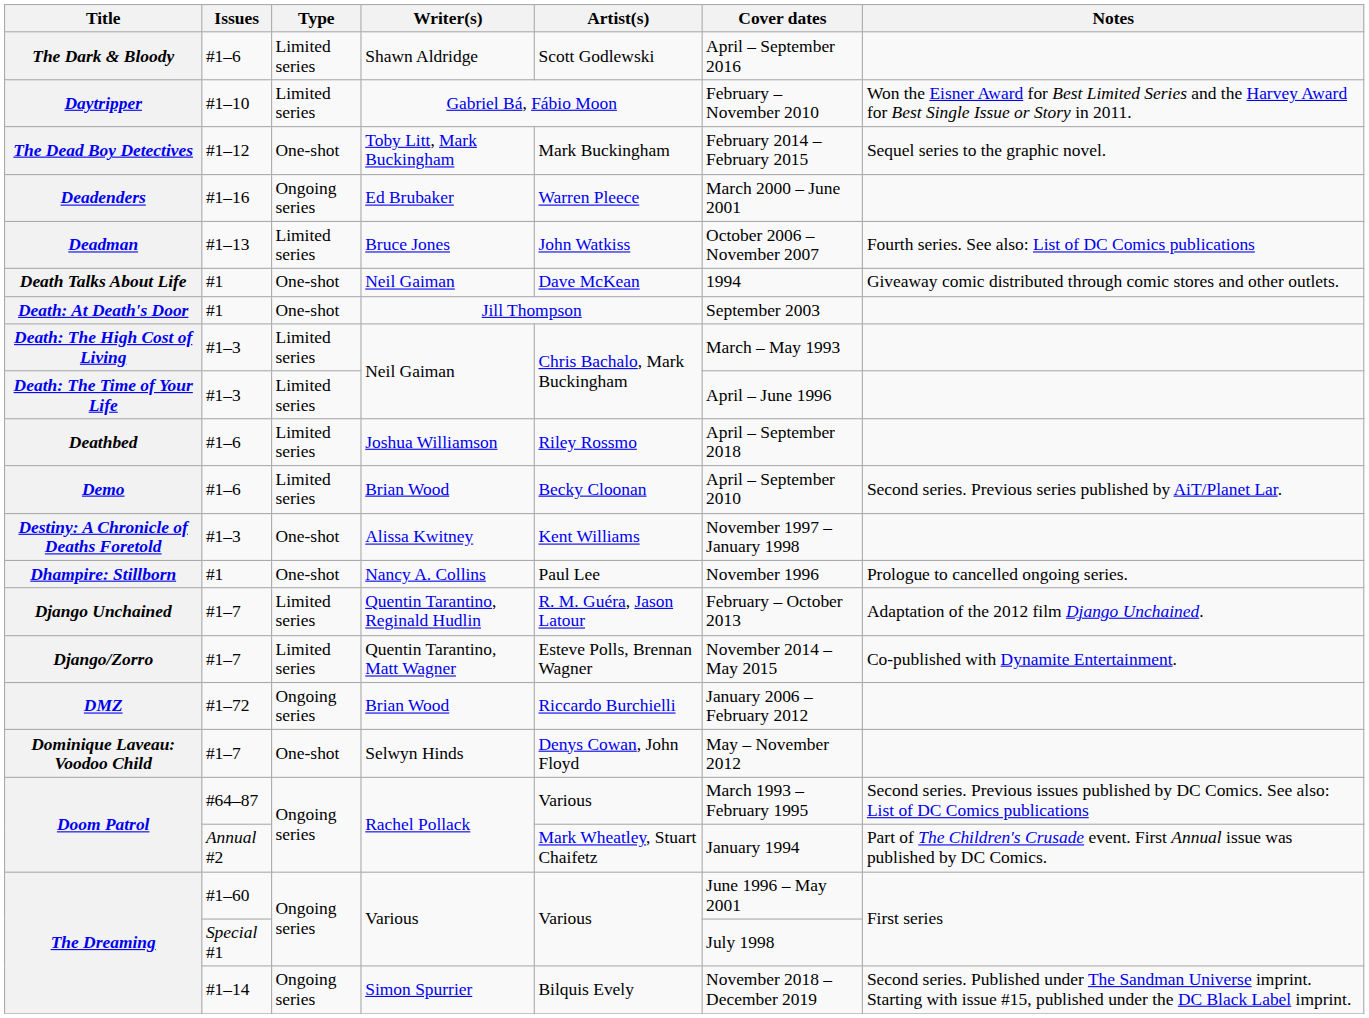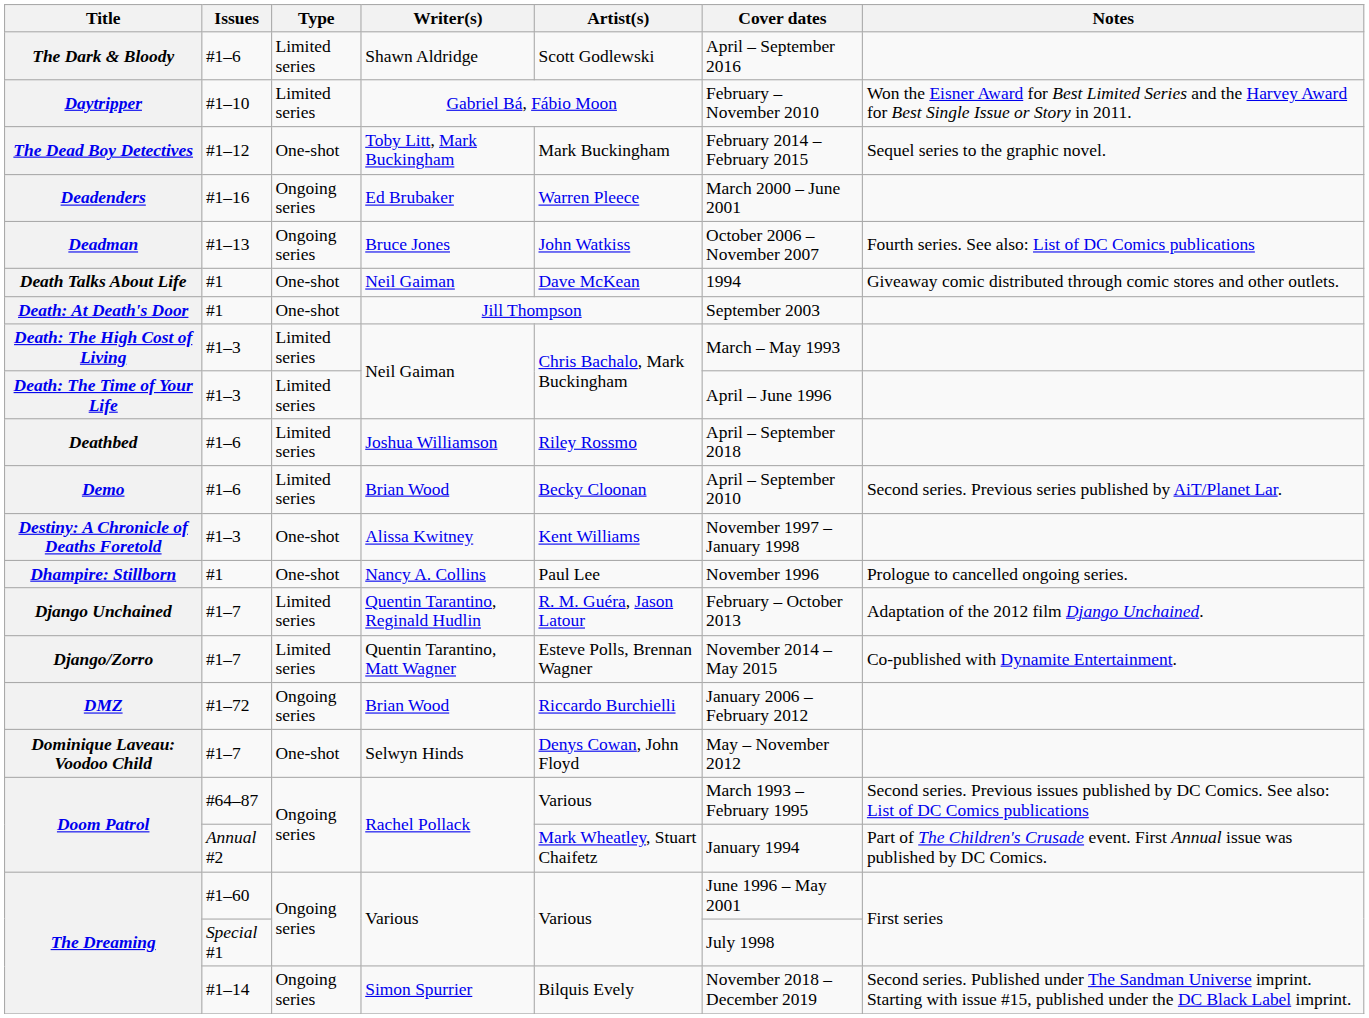(303, 244) Limited series -> (306, 244) Ongoing series
